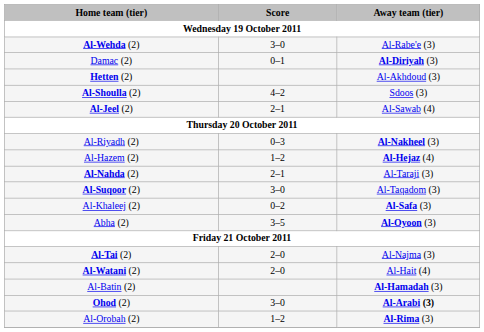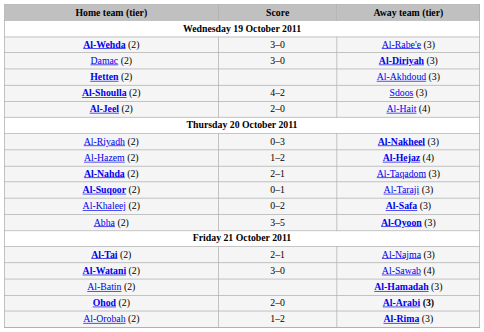(278, 61) 0–1 -> (278, 61) 3–0
(278, 109) 2–1 -> (278, 109) 2–0
(408, 109) Al-Sawab (4) -> (408, 109) Al-Hait (4)
(408, 174) Al-Taraji (3) -> (408, 174) Al-Taqadom (3)
(278, 190) 3–0 -> (278, 190) 0–1
(408, 190) Al-Taqadom (3) -> (408, 190) Al-Taraji (3)
(278, 255) 2–0 -> (278, 255) 2–1
(278, 271) 2–0 -> (278, 271) 3–0
(408, 271) Al-Hait (4) -> (408, 271) Al-Sawab (4)
(278, 303) 3–0 -> (278, 303) 2–0
